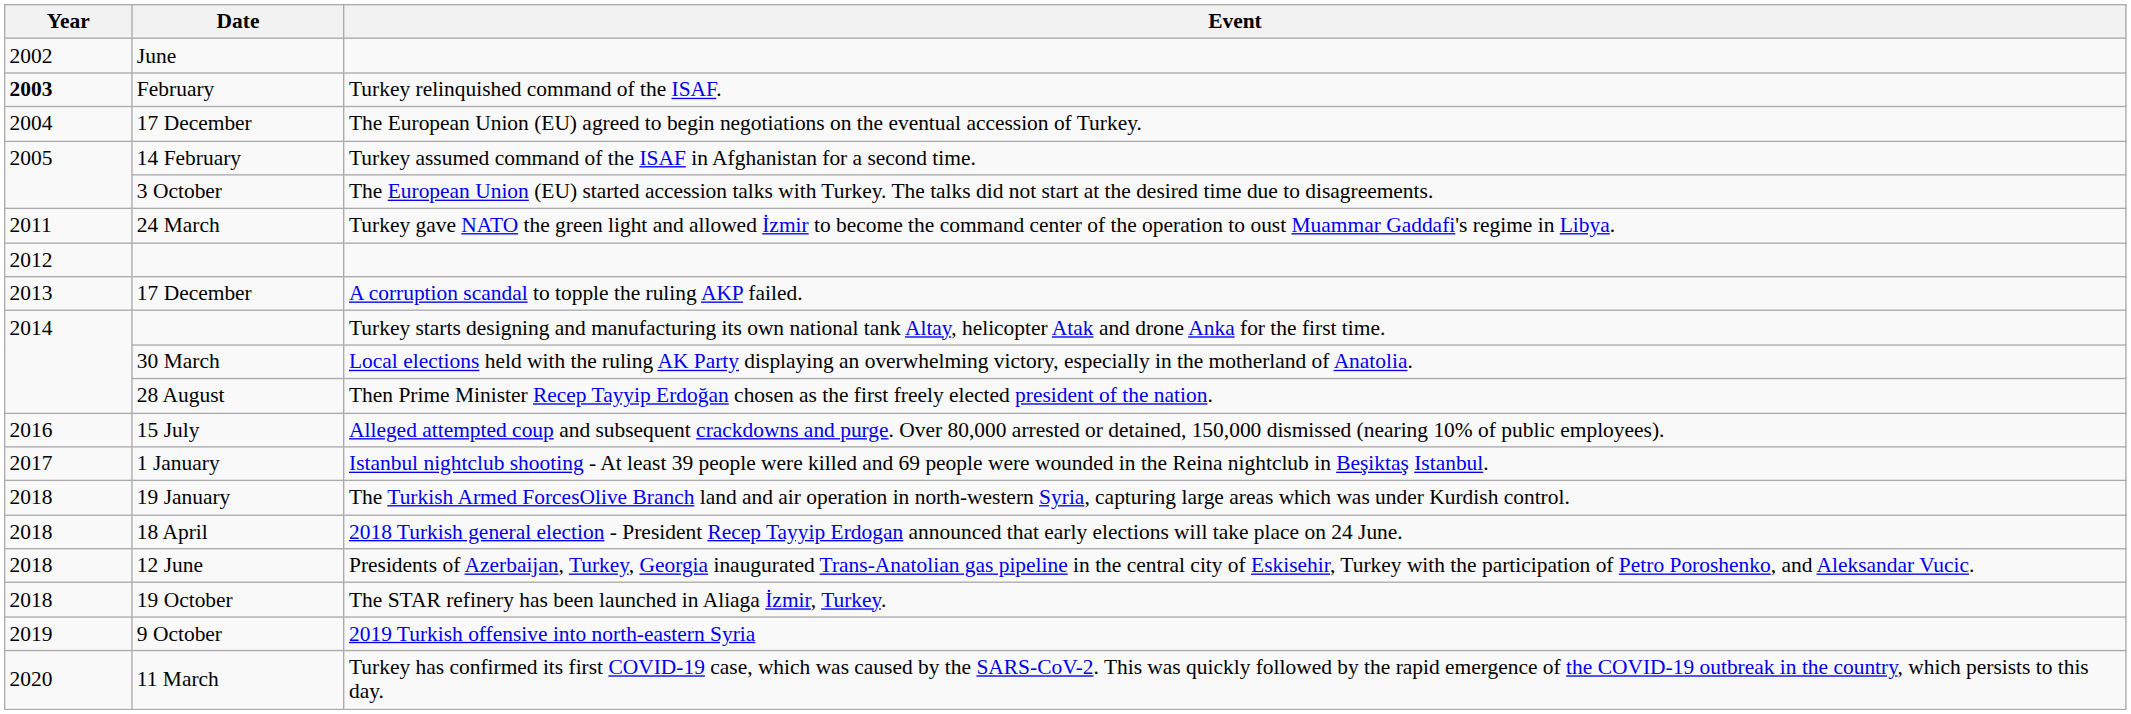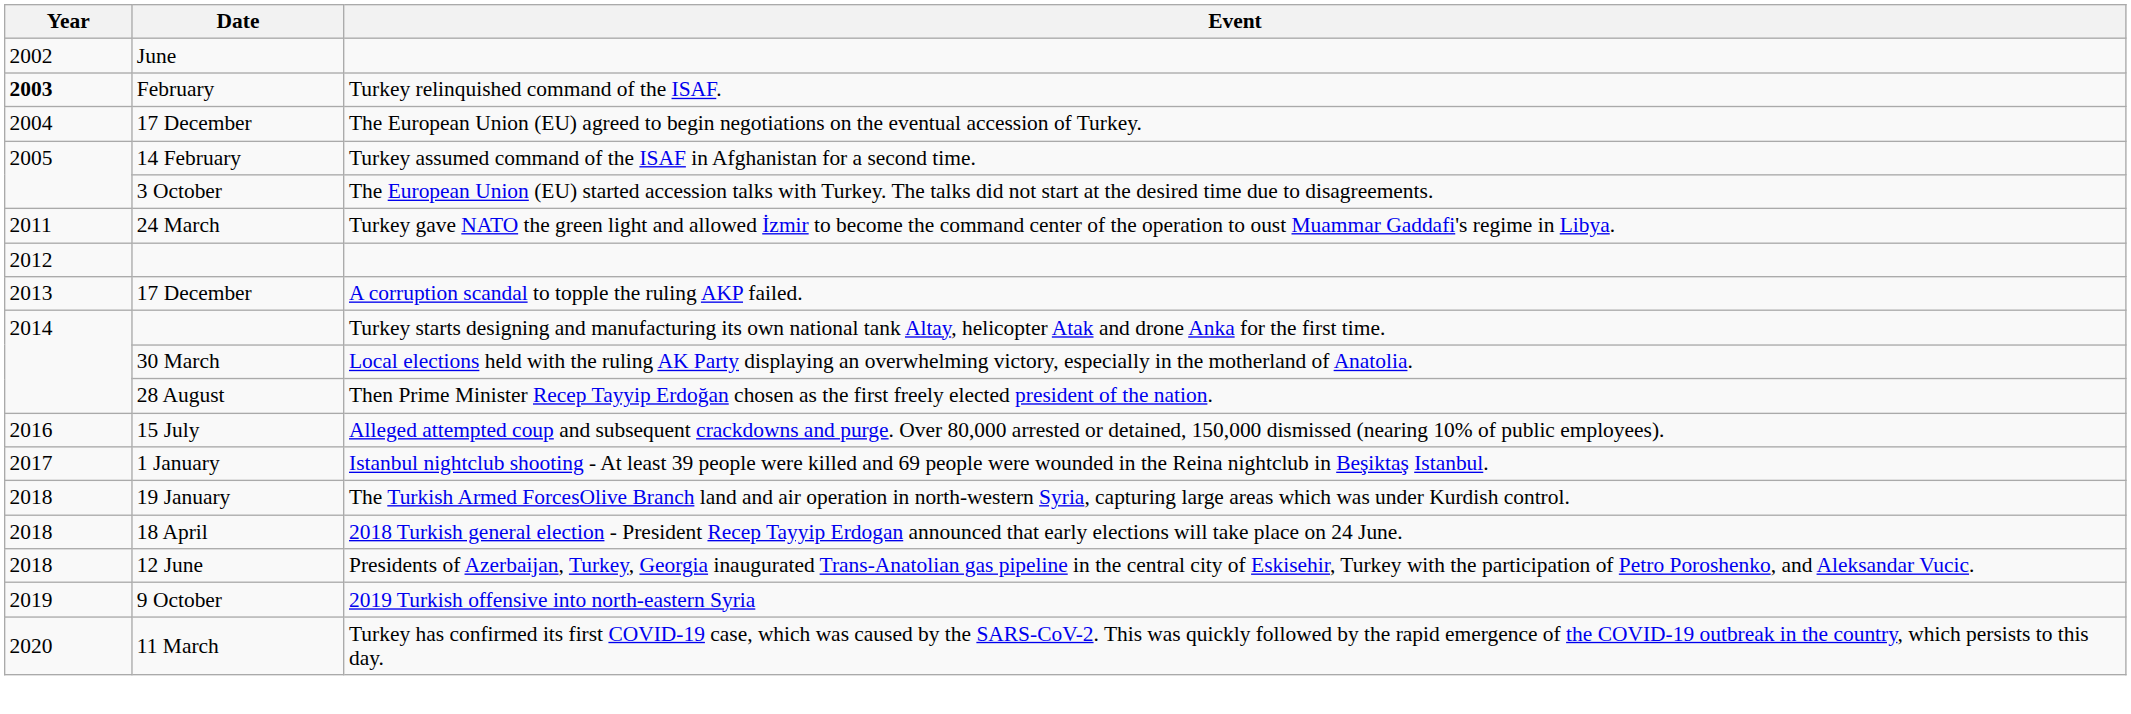- row: (185, 599)
